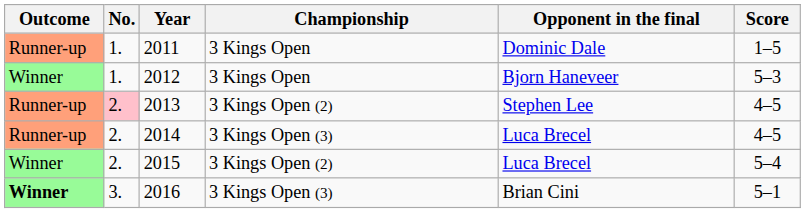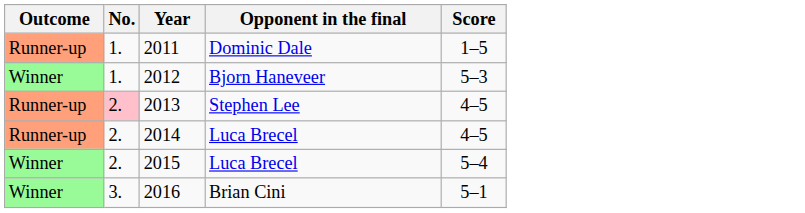- column: (352, 18)
(39, 192) bold -> (36, 192) normal
